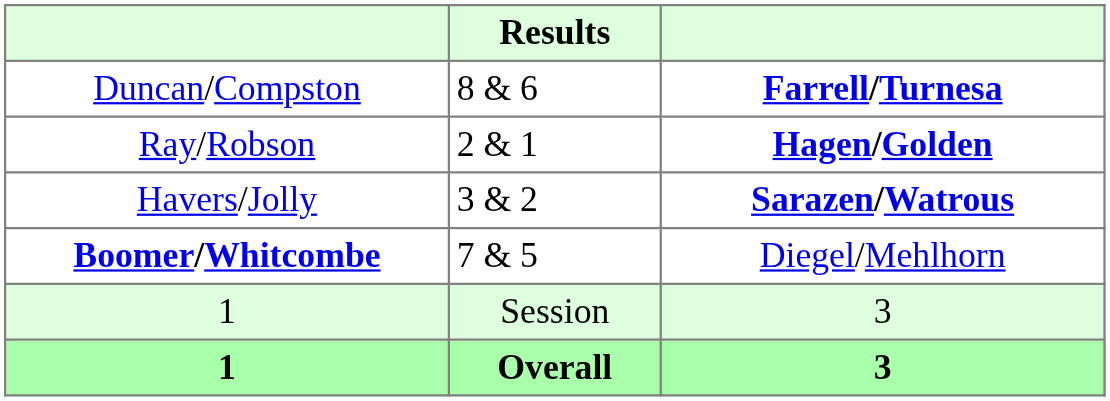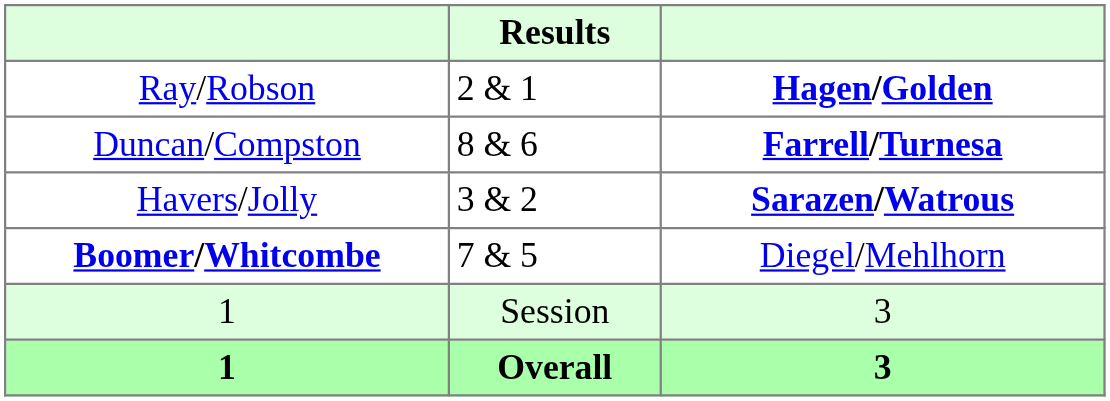rows swapped: (227, 143) <-> (227, 88)
